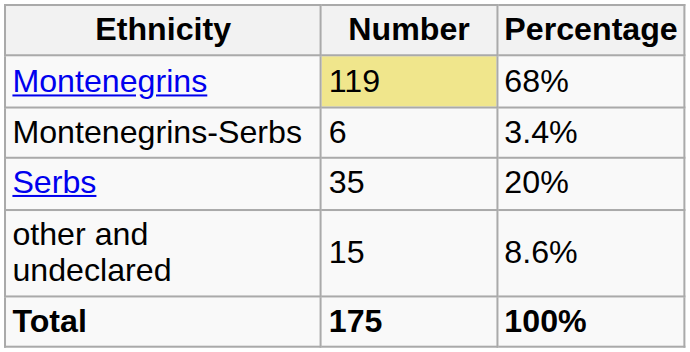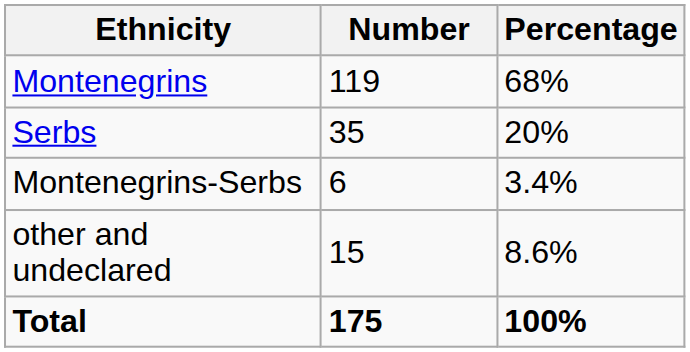(354, 81) khaki background -> (354, 81) no background
rows swapped: (54, 183) <-> (157, 132)
